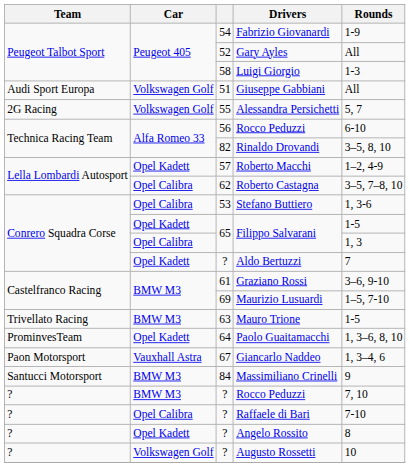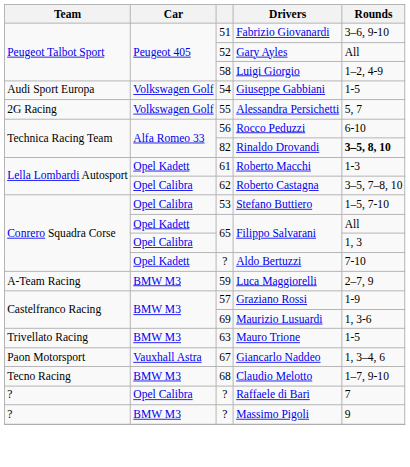(225, 32) 54 -> (225, 32) 51
(352, 32) 1-9 -> (367, 32) 3–6, 9-10
(352, 70) 1-3 -> (364, 70) 1–2, 4-9
(225, 89) 51 -> (225, 89) 54
(352, 89) All -> (352, 89) 1-5
(368, 147) normal -> (368, 147) bold
(225, 166) 57 -> (225, 166) 61
(364, 166) 1–2, 4-9 -> (352, 166) 1-3
(358, 204) 1, 3-6 -> (367, 204) 1–5, 7-10
(352, 223) 1-5 -> (352, 223) All
(348, 261) 7 -> (355, 261) 7-10
+ row: (157, 280)
(225, 280) 61 -> (225, 299) 57
(367, 280) 3–6, 9-10 -> (352, 299) 1-9
(367, 299) 1–5, 7-10 -> (358, 318) 1, 3-6
- row: (161, 337)
+ row: (157, 375)
- row: (157, 375)
- row: (157, 395)
(355, 414) 7-10 -> (348, 395) 7
- row: (161, 433)
+ row: (157, 414)
- row: (173, 452)
